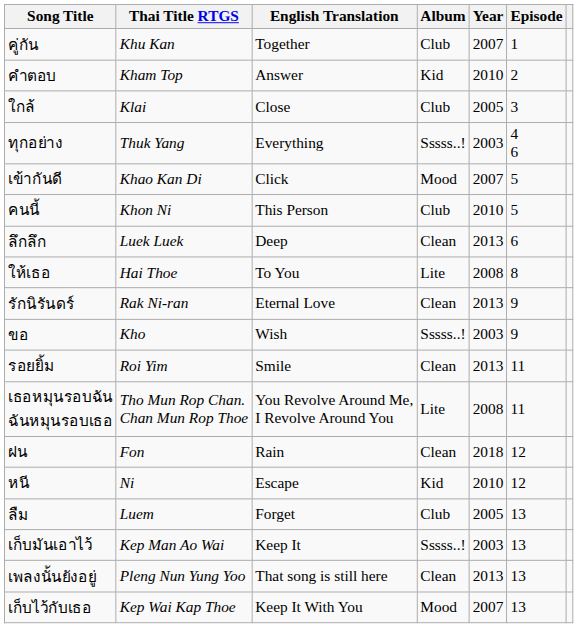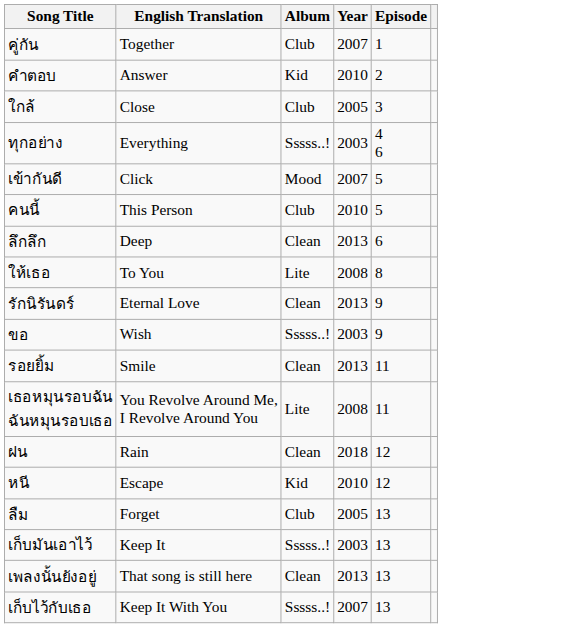- column: (184, 16)
(439, 607) Mood -> (307, 607) Sssss..!
